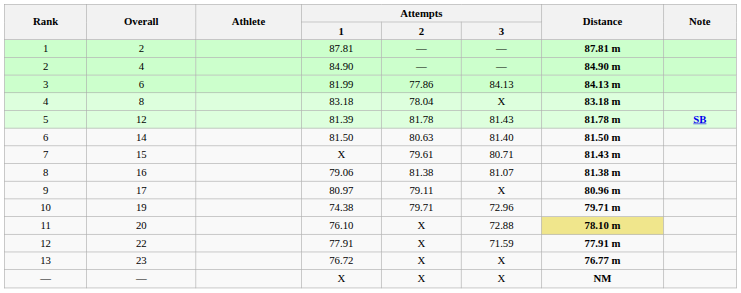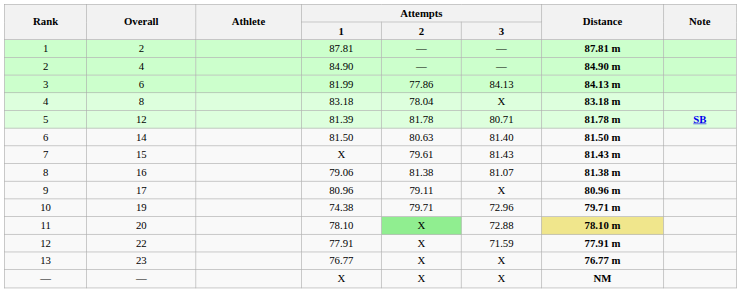(501, 119) 81.43 -> (501, 119) 80.71
(501, 154) 80.71 -> (501, 154) 81.43
(341, 190) 80.97 -> (341, 190) 80.96
(341, 225) 76.10 -> (341, 225) 78.10
(421, 225) no background -> (421, 225) lightgreen background
(341, 260) 76.72 -> (341, 260) 76.77
